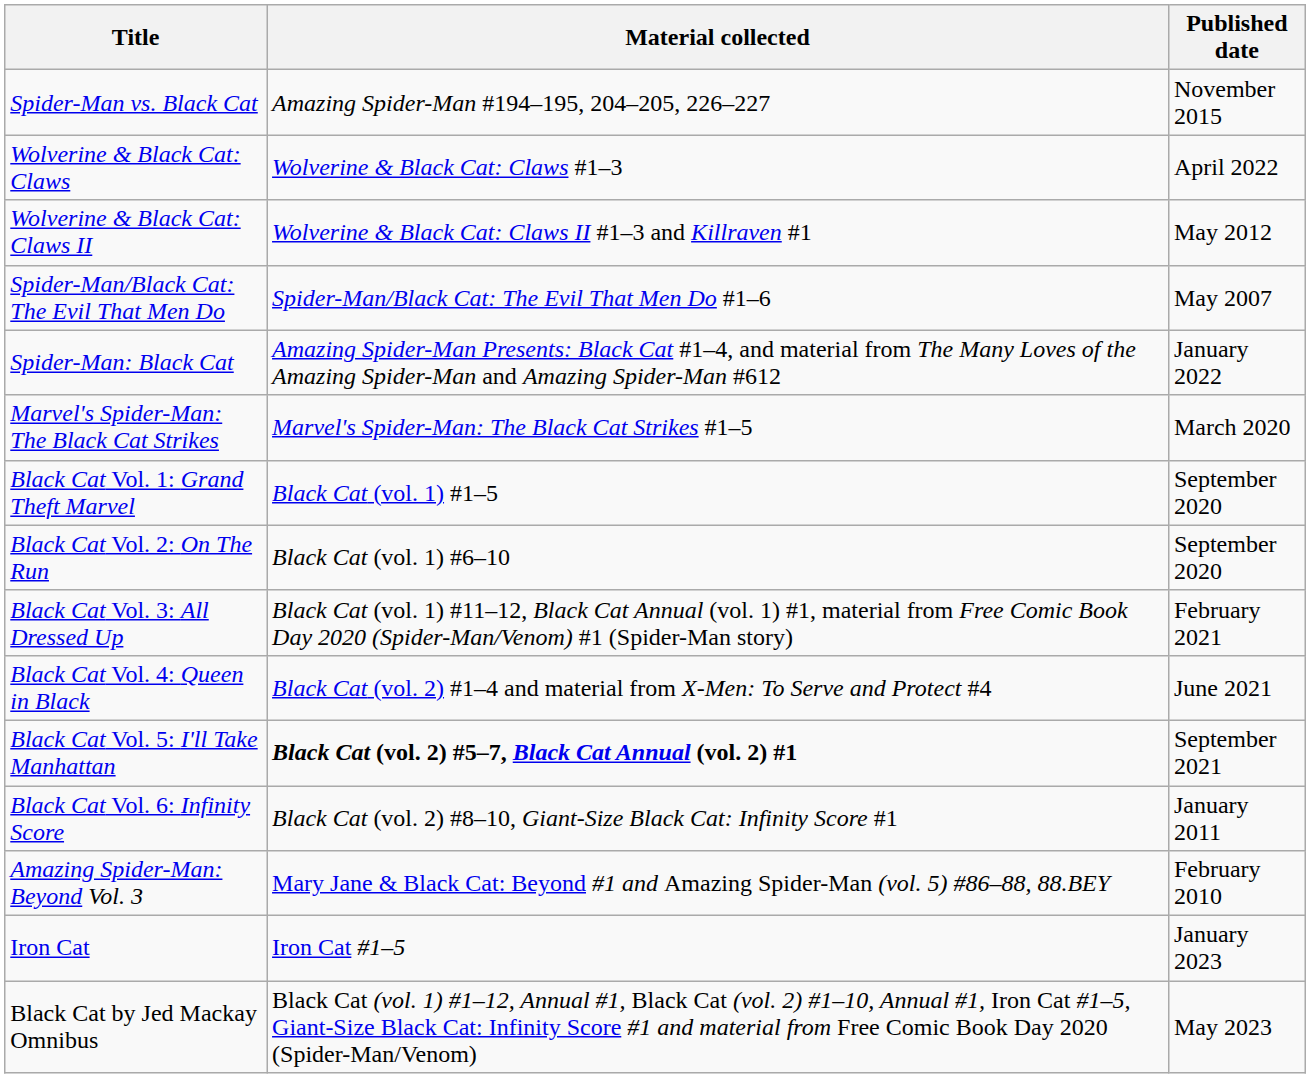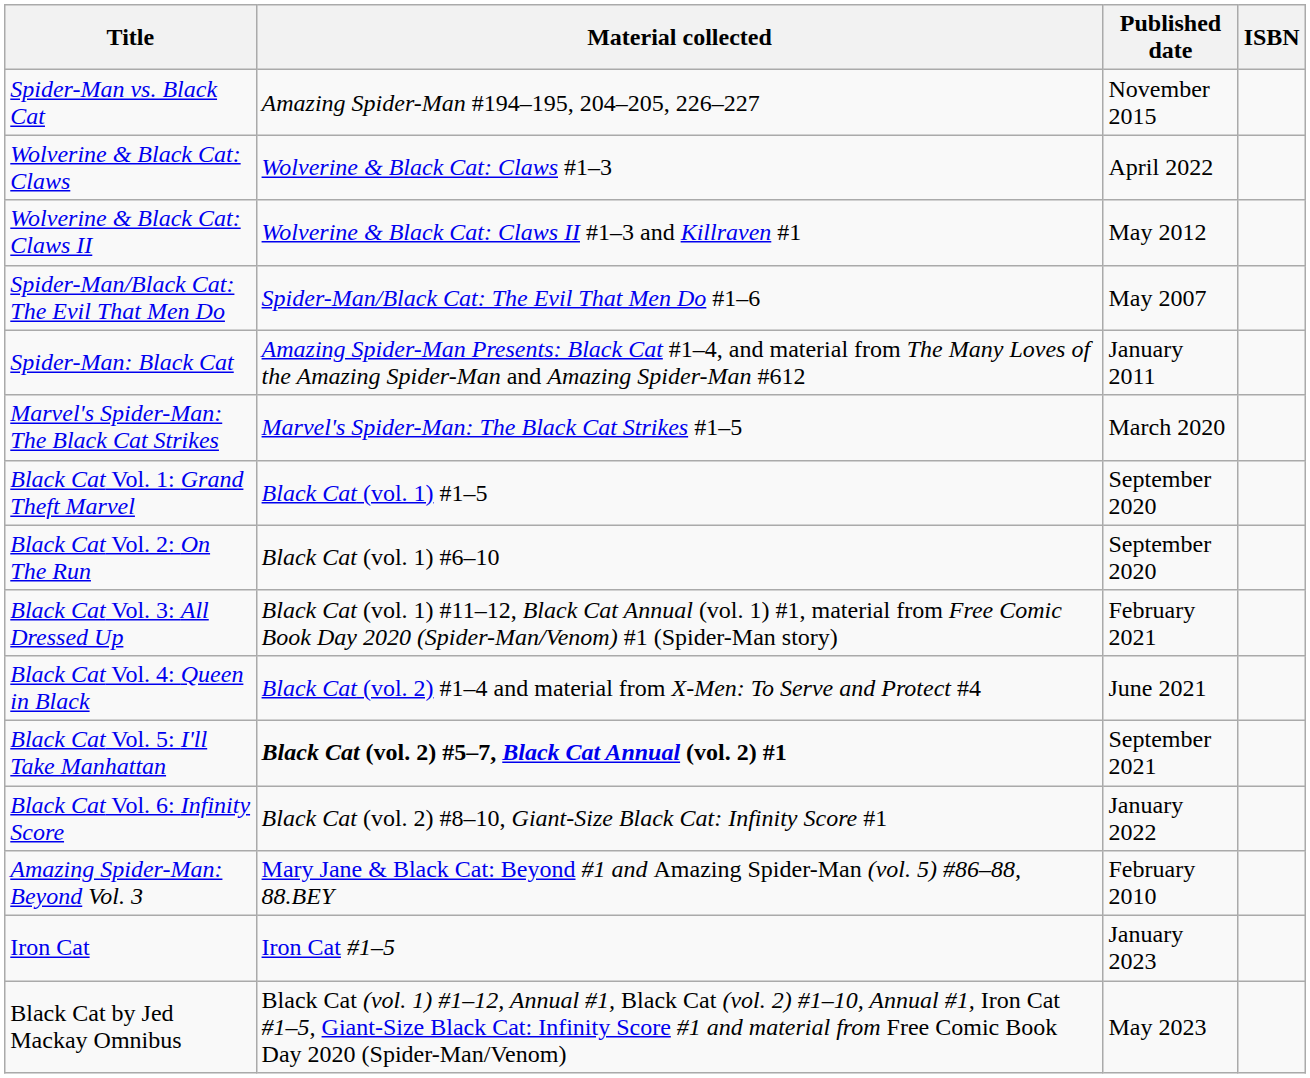+ column: (1272, 37)
(1211, 362) January 2022 -> (1146, 362) January 2011
(1211, 817) January 2011 -> (1146, 817) January 2022
